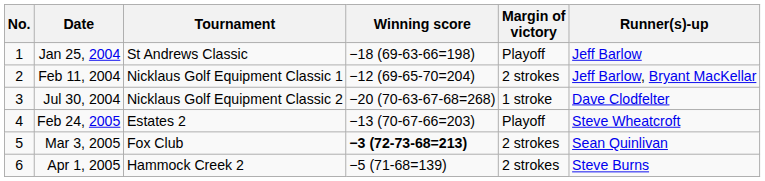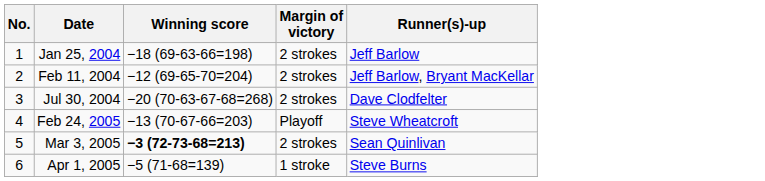- column: (235, 24)
(523, 54) Playoff -> (308, 54) 2 strokes
(527, 99) 1 stroke -> (308, 99) 2 strokes
(531, 166) 2 strokes -> (305, 166) 1 stroke
